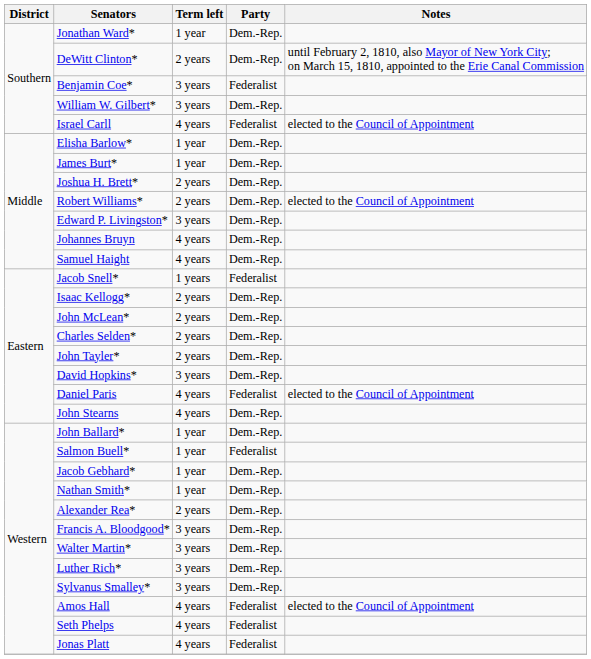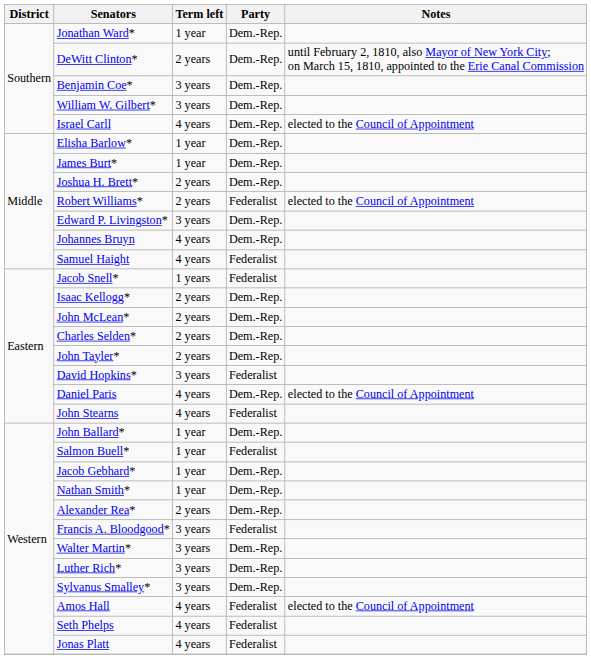(253, 85) Federalist -> (256, 85) Dem.-Rep.
(253, 124) Federalist -> (256, 124) Dem.-Rep.
(256, 201) Dem.-Rep. -> (253, 201) Federalist
(256, 259) Dem.-Rep. -> (253, 259) Federalist
(256, 374) Dem.-Rep. -> (253, 374) Federalist
(253, 394) Federalist -> (256, 394) Dem.-Rep.
(256, 413) Dem.-Rep. -> (253, 413) Federalist
(256, 529) Dem.-Rep. -> (253, 529) Federalist
